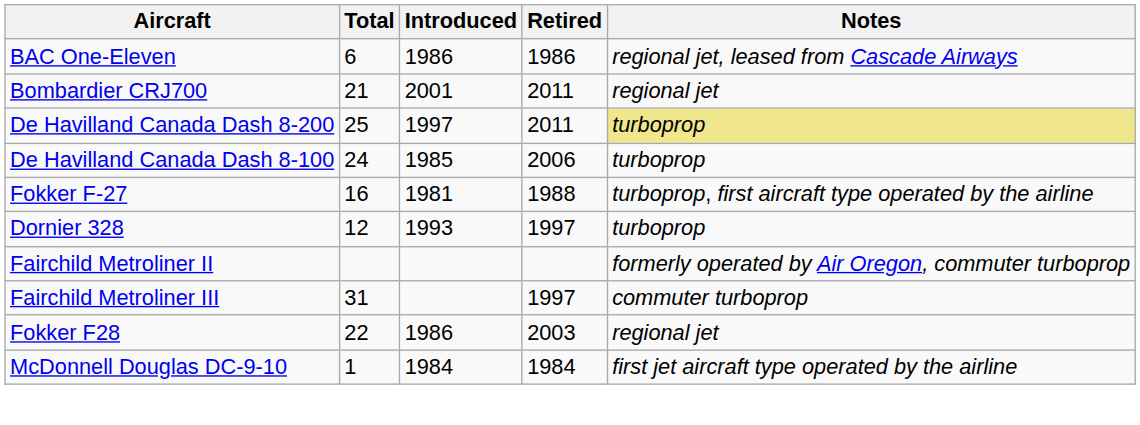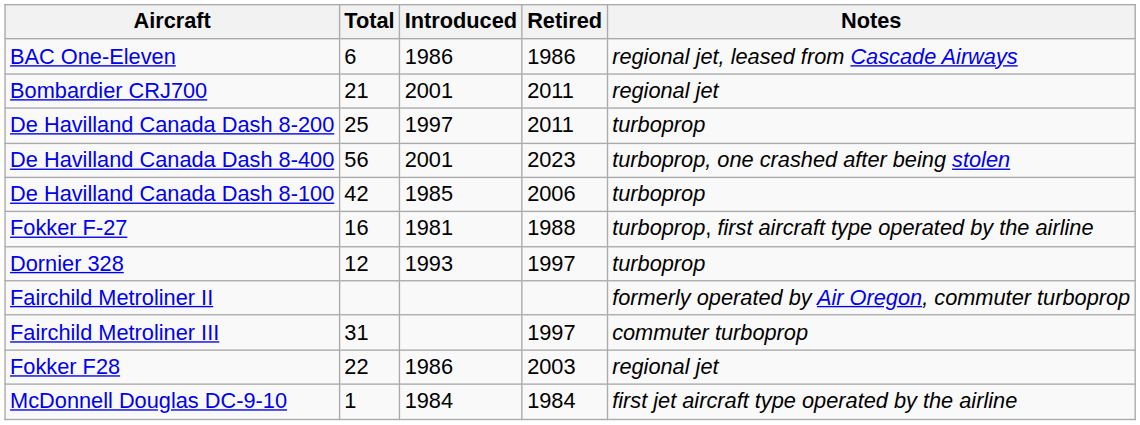(659, 125) khaki background -> (659, 125) no background
+ row: (172, 159)
(356, 159) 24 -> (356, 194) 42
